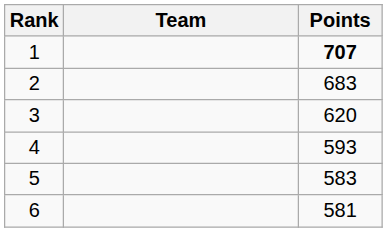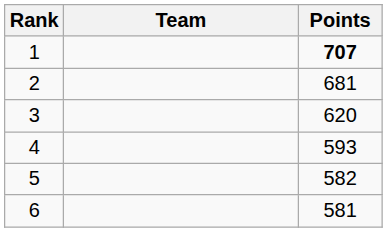(340, 83) 683 -> (340, 83) 681
(340, 178) 583 -> (340, 178) 582
